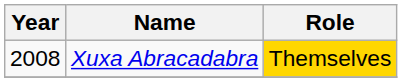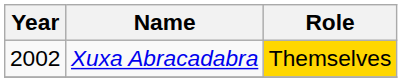(35, 58) 2008 -> (35, 58) 2002
